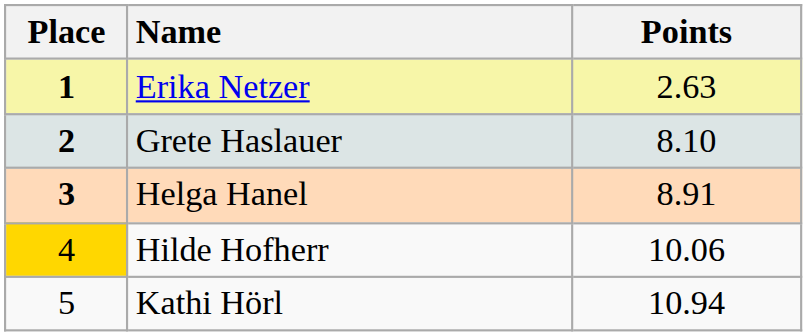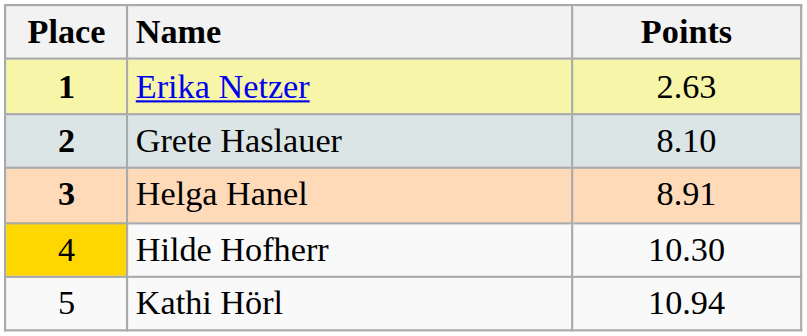(687, 248) 10.06 -> (687, 248) 10.30
